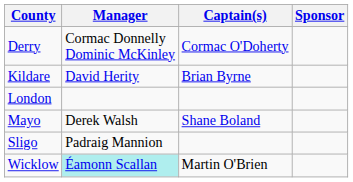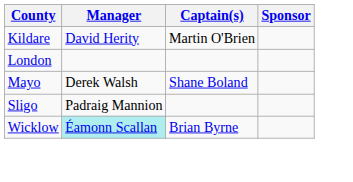- row: (24, 45)
(216, 76) Brian Byrne -> (212, 37) Martin O'Brien
(225, 165) Martin O'Brien -> (204, 127) Brian Byrne
